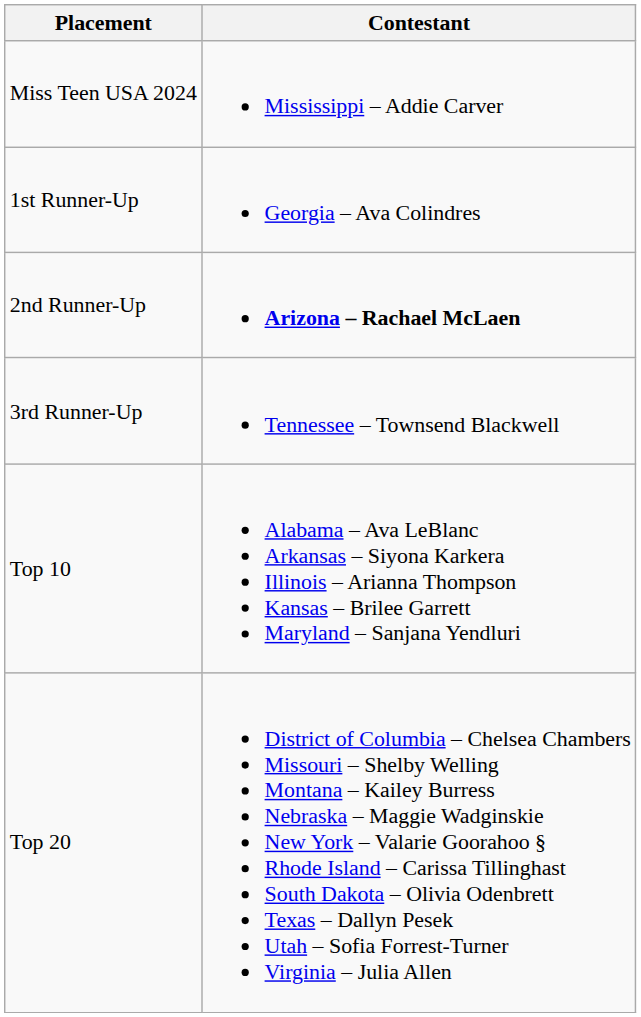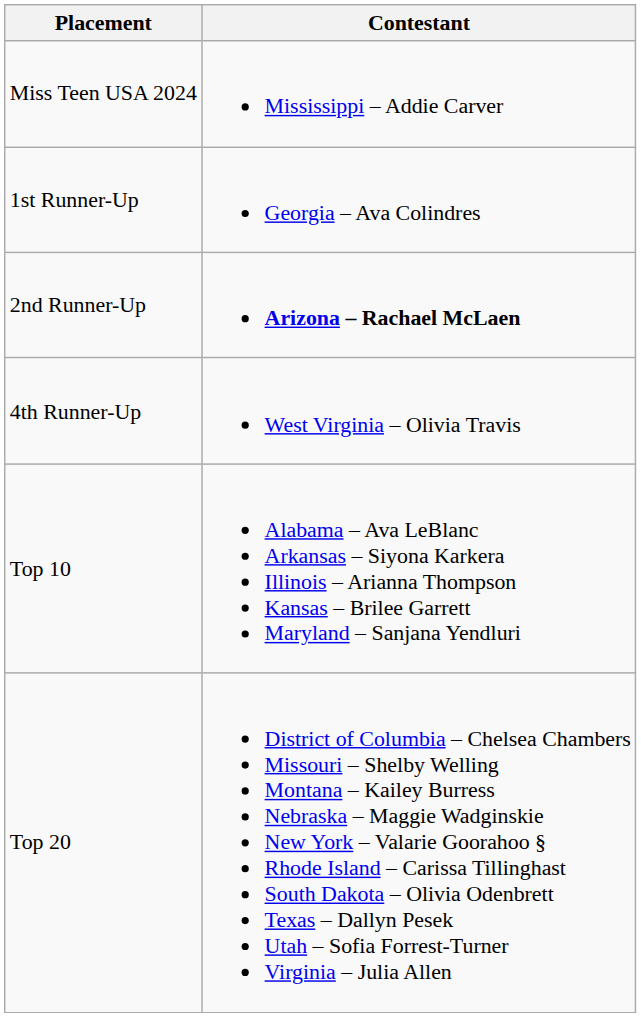- row: (76, 410)
+ row: (75, 410)
